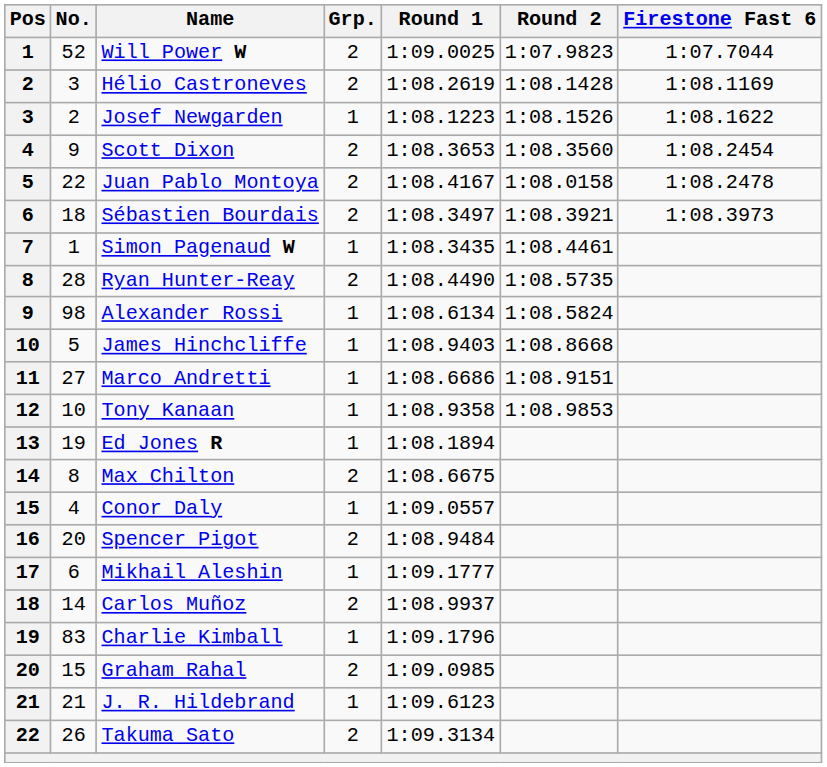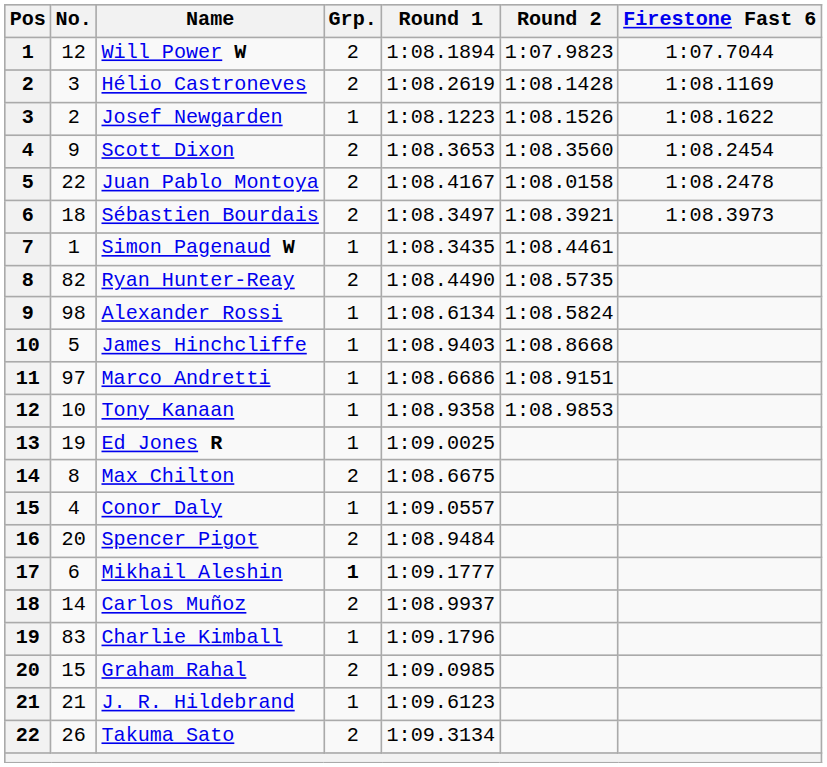(74, 54) 52 -> (74, 54) 12
(441, 54) 1:09.0025 -> (441, 54) 1:08.1894
(74, 281) 28 -> (74, 281) 82
(74, 379) 27 -> (74, 379) 97
(441, 444) 1:08.1894 -> (441, 444) 1:09.0025
(353, 574) normal -> (353, 574) bold
